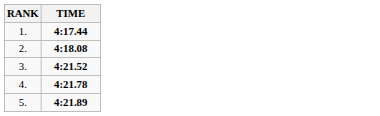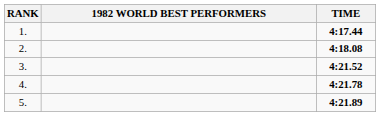+ column: (179, 13)
